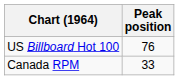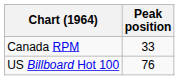rows swapped: (43, 65) <-> (63, 46)
